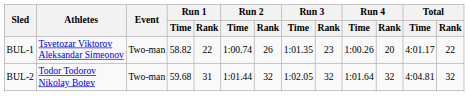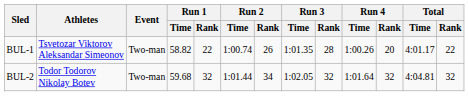(329, 50) 23 -> (329, 50) 28
(207, 77) 31 -> (207, 77) 32
(268, 77) 32 -> (268, 77) 34
